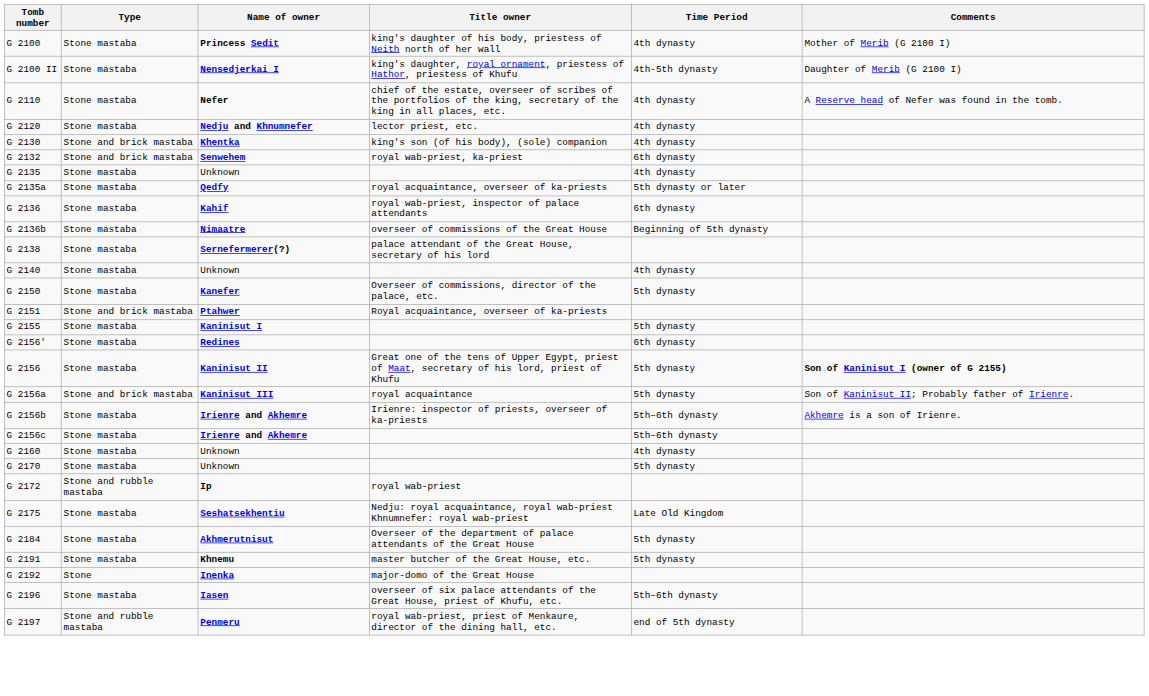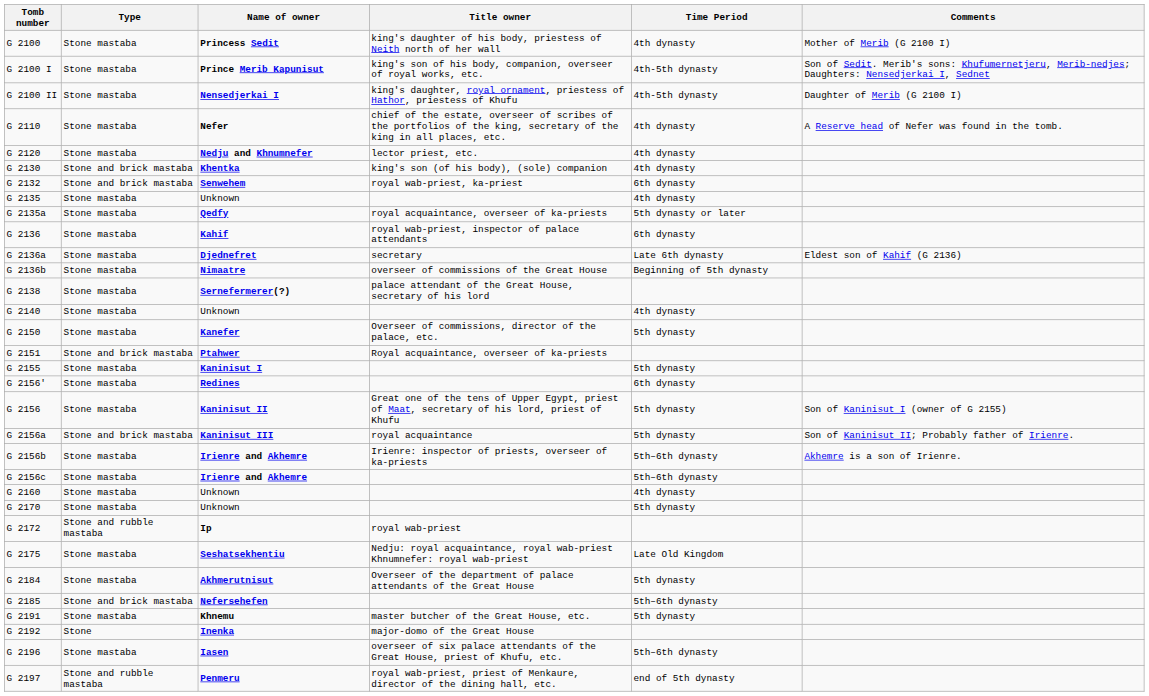+ row: (29, 69)
+ row: (26, 255)
(905, 369) bold -> (905, 410) normal
+ row: (23, 601)
